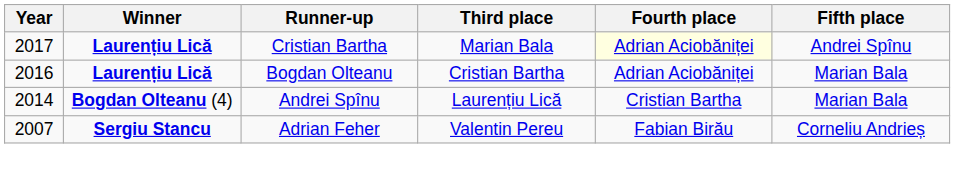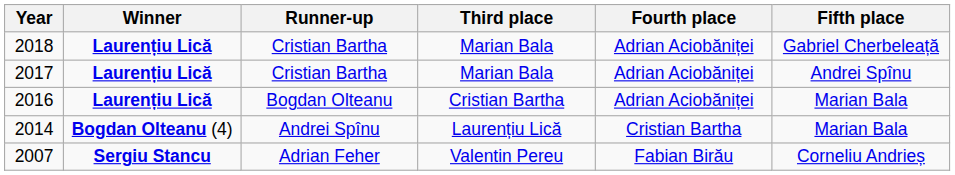+ row: (34, 45)
(684, 45) lightyellow background -> (684, 73) no background
